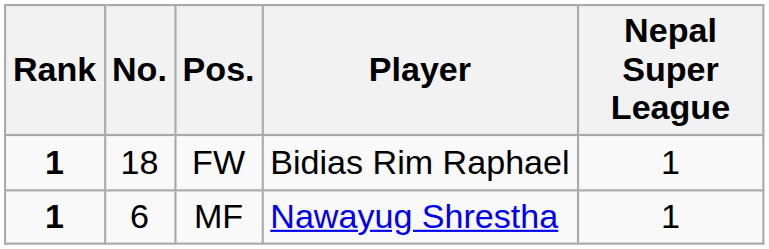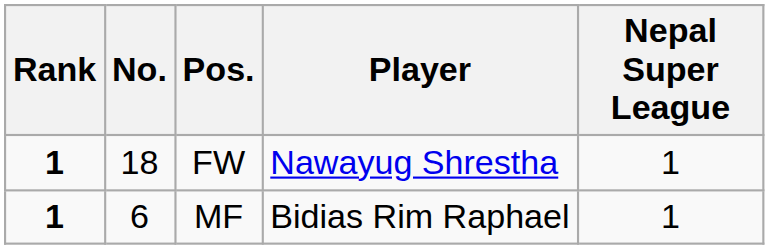(420, 162) Bidias Rim Raphael -> (414, 162) Nawayug Shrestha
(414, 216) Nawayug Shrestha -> (420, 216) Bidias Rim Raphael
